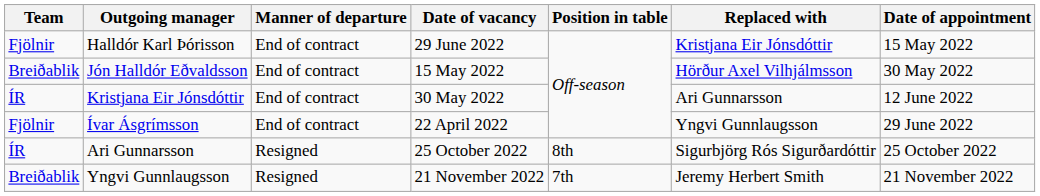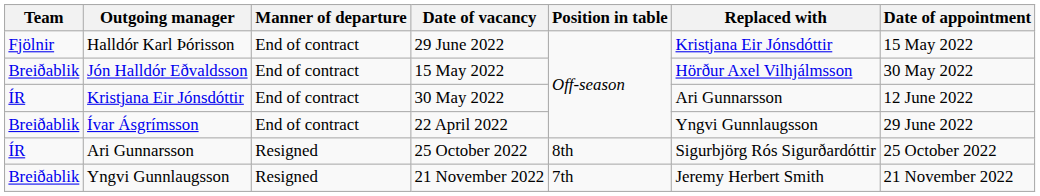(31, 124) Fjölnir -> (44, 124) Breiðablik
